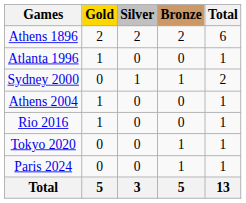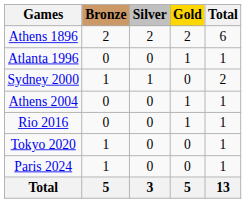columns swapped: (100, 15) <-> (181, 15)
